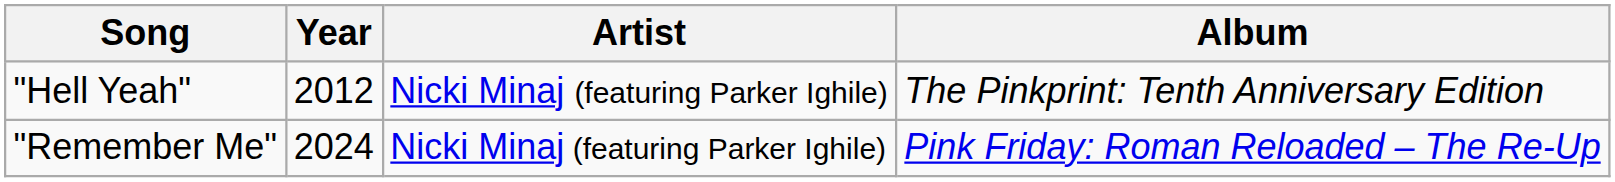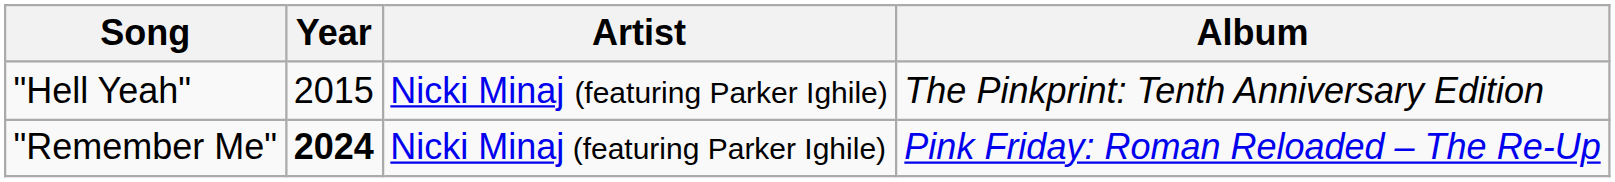(334, 90) 2012 -> (334, 90) 2015
(334, 147) normal -> (334, 147) bold
